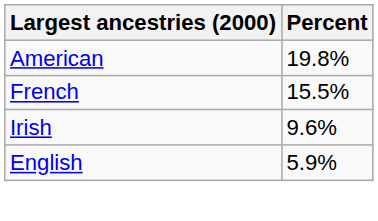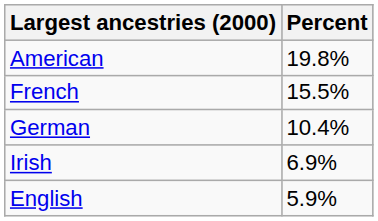+ row: (50, 128)
(312, 128) 9.6% -> (312, 163) 6.9%
